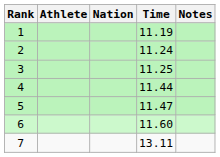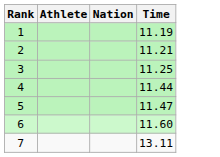- column: (196, 14)
(156, 51) 11.24 -> (156, 51) 11.21
